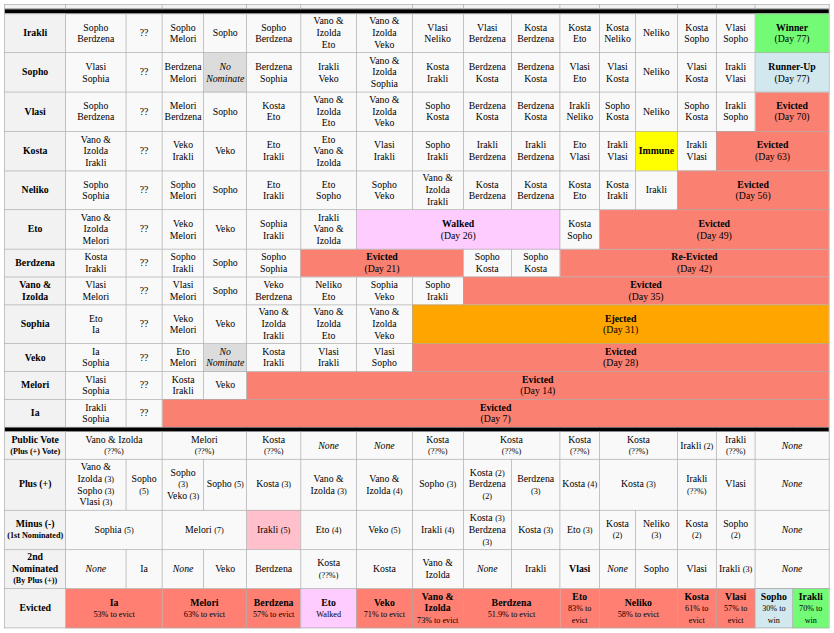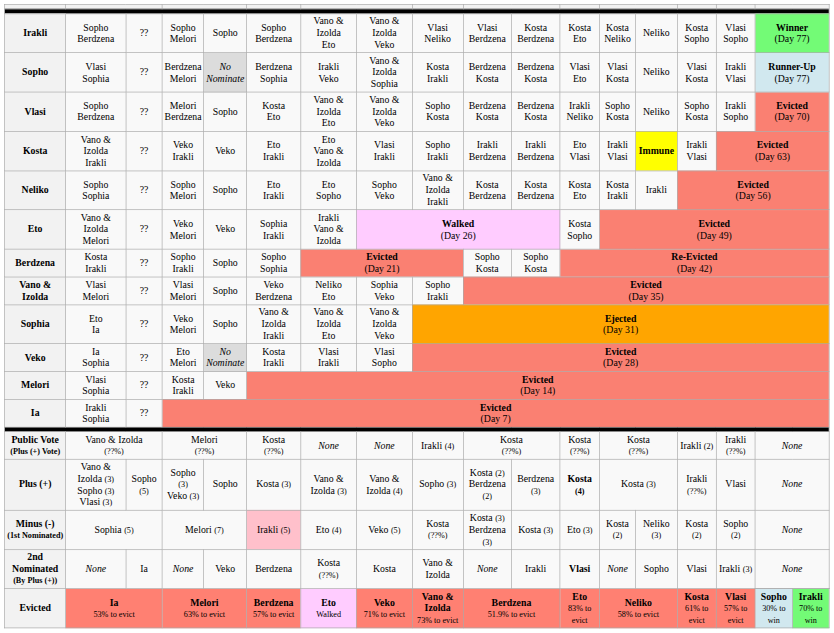(225, 324) Veko -> (225, 324) Sopho
(438, 445) Kosta (??%) -> (438, 445) Irakli (4)
(225, 485) Sopho (5) -> (225, 485) Sopho
(580, 485) normal -> (580, 485) bold
(438, 530) Irakli (4) -> (438, 530) Kosta (??%)
